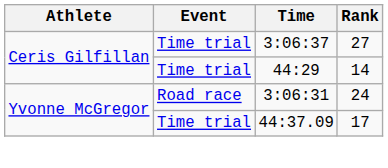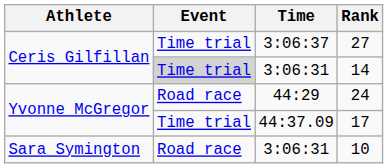(204, 70) no background -> (204, 70) lightgrey background
(296, 70) 44:29 -> (296, 70) 3:06:31
(296, 97) 3:06:31 -> (296, 97) 44:29
+ row: (360, 149)
